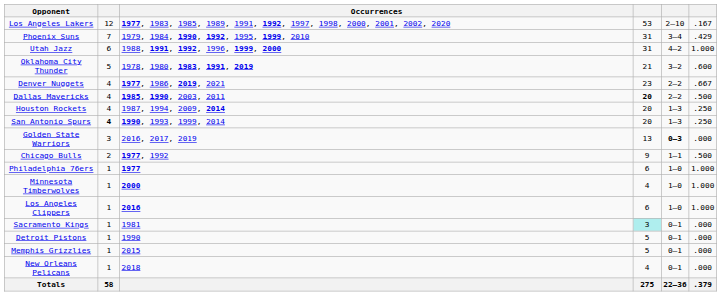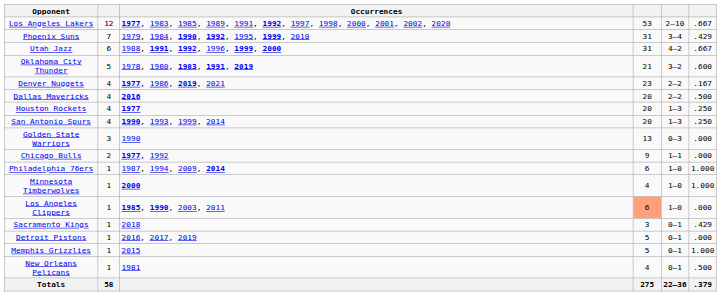(703, 23) .167 -> (703, 23) .667
(703, 49) 1.000 -> (703, 49) .667
(703, 83) .667 -> (703, 83) .167
(173, 96) 1985, 1990, 2003, 2011 -> (131, 96) 2016
(647, 96) bold -> (647, 96) normal
(173, 109) 1987, 1994, 2009, 2014 -> (131, 109) 1977
(109, 121) bold -> (109, 121) normal
(159, 139) 2016, 2017, 2019 -> (131, 139) 1990
(675, 139) bold -> (675, 139) normal
(703, 156) .500 -> (703, 156) .000
(131, 168) 1977 -> (173, 168) 1987, 1994, 2009, 2014
(131, 207) 2016 -> (173, 207) 1985, 1990, 2003, 2011
(647, 207) no background -> (647, 207) lightsalmon background
(703, 207) 1.000 -> (703, 207) .000
(131, 225) 1981 -> (131, 225) 2018
(647, 225) paleturquoise background -> (647, 225) no background
(703, 225) .000 -> (703, 225) .429
(131, 237) 1990 -> (159, 237) 2016, 2017, 2019
(703, 250) .000 -> (703, 250) 1.000
(131, 267) 2018 -> (131, 267) 1981
(703, 267) .000 -> (703, 267) .500
